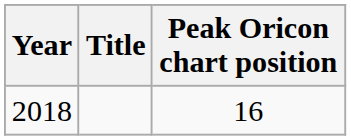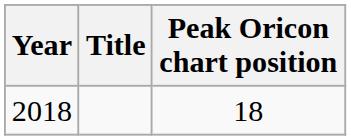(248, 109) 16 -> (248, 109) 18
